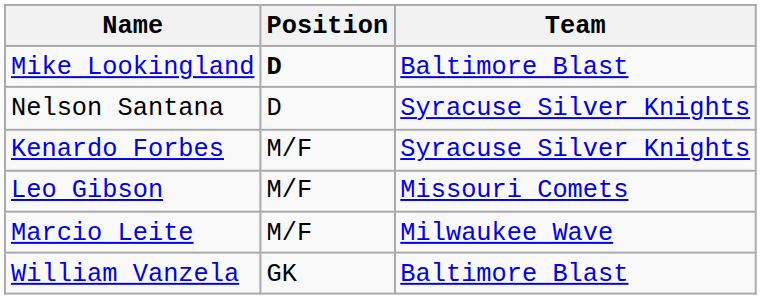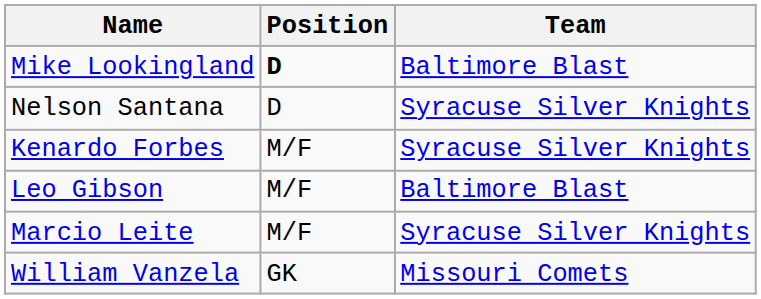(514, 191) Missouri Comets -> (514, 191) Baltimore Blast
(507, 232) Milwaukee Wave -> (575, 232) Syracuse Silver Knights
(514, 274) Baltimore Blast -> (514, 274) Missouri Comets
